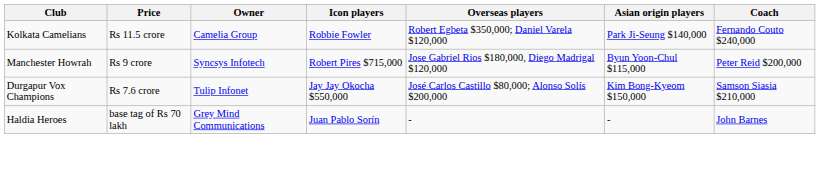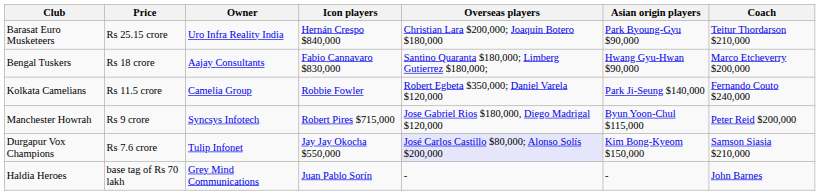+ row: (34, 35)
+ row: (39, 63)
(497, 91) no background -> (493, 147) lavender background
